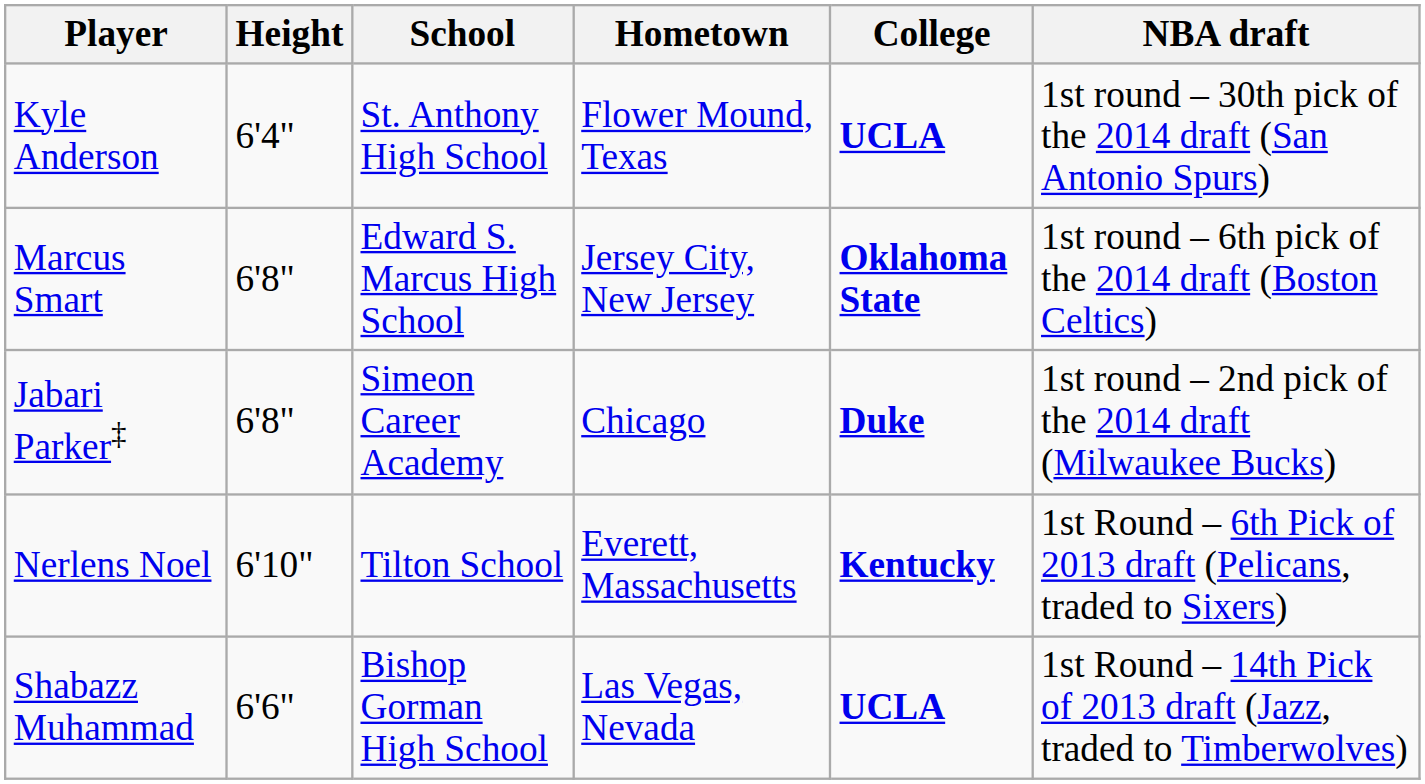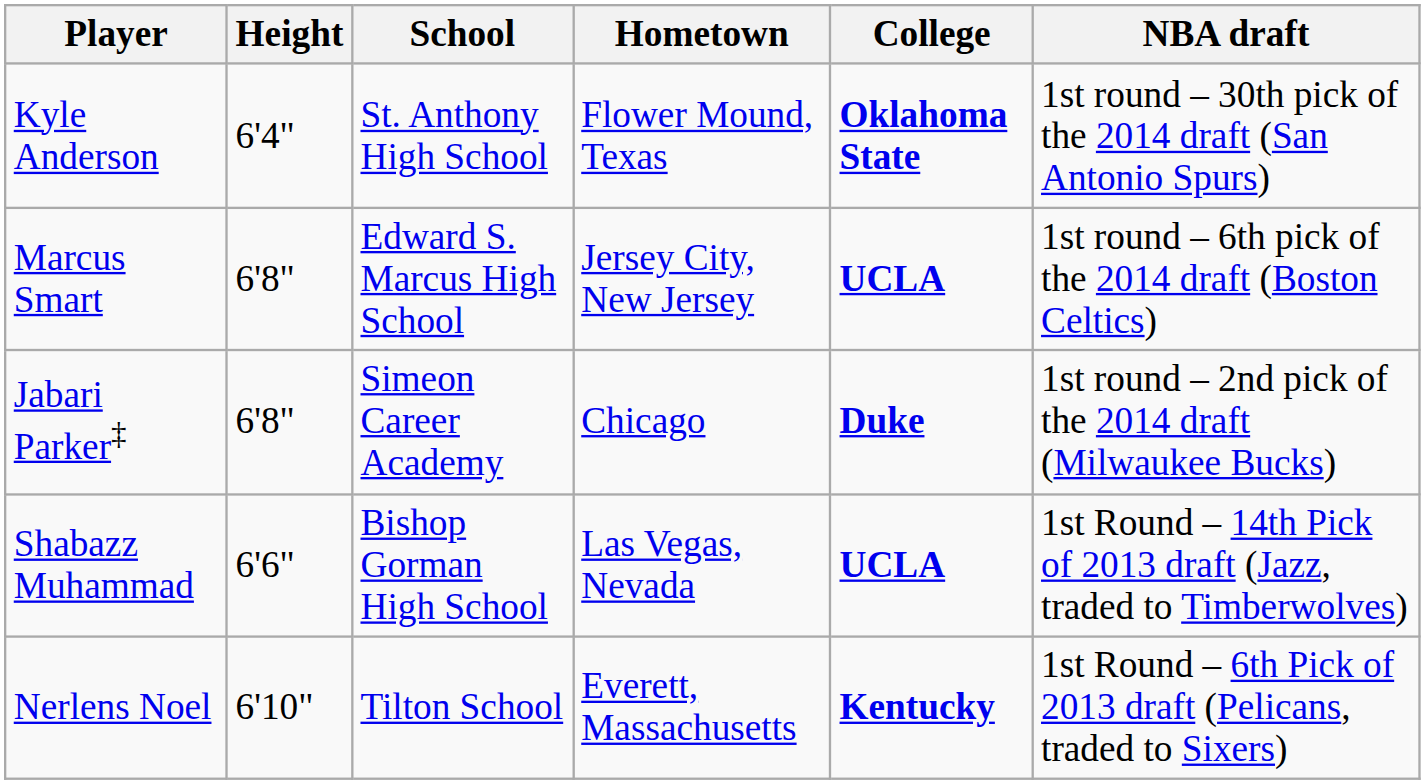(892, 135) UCLA -> (923, 135) Oklahoma State
(923, 278) Oklahoma State -> (892, 278) UCLA
rows swapped: (104, 707) <-> (113, 564)
